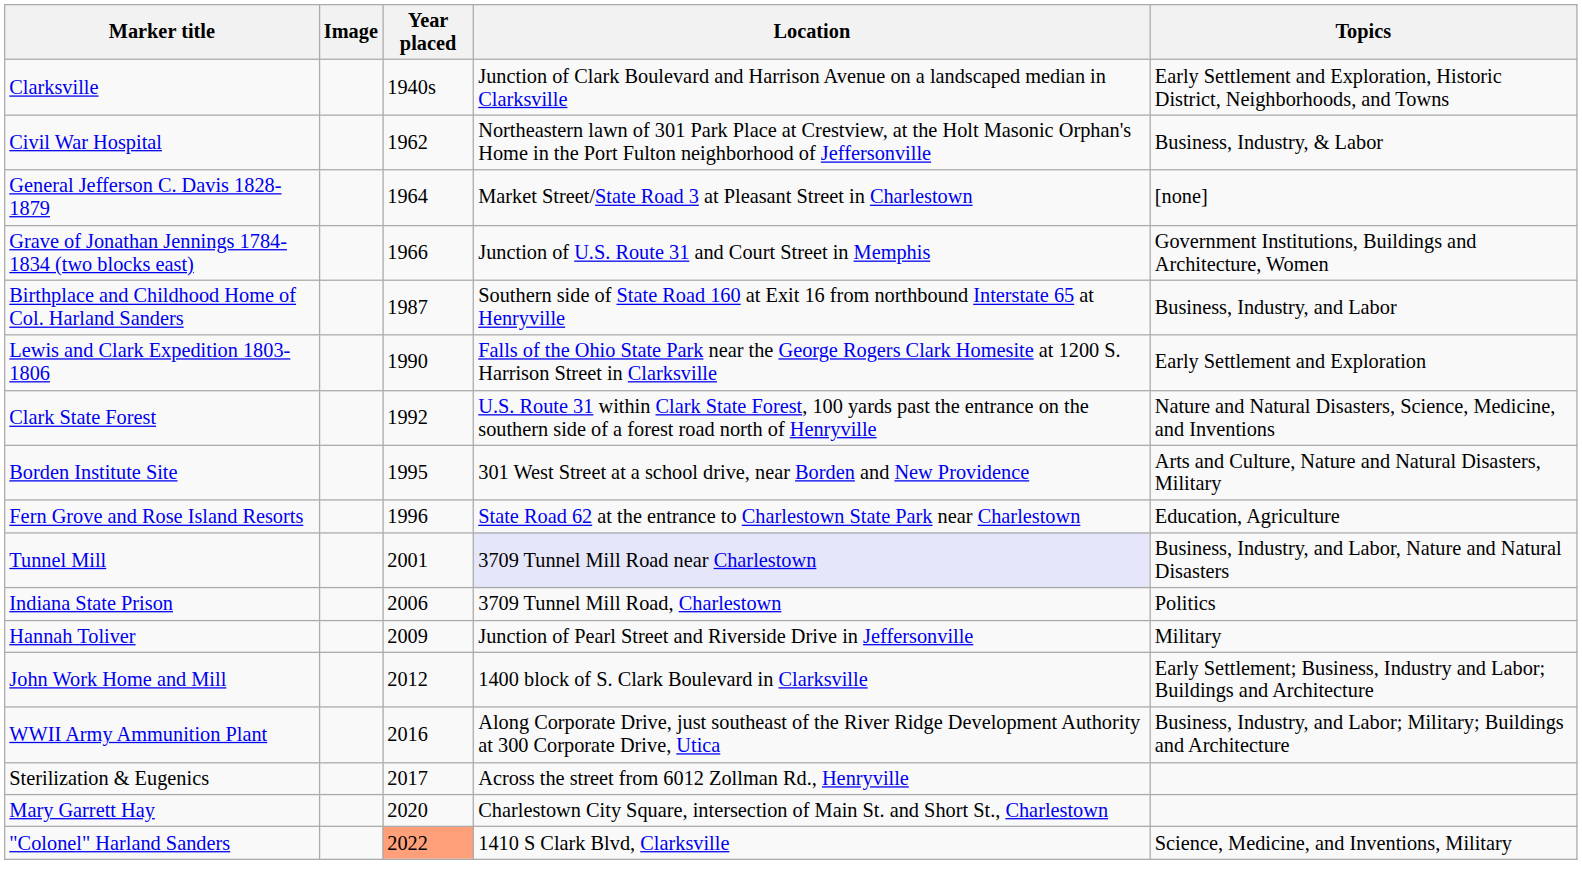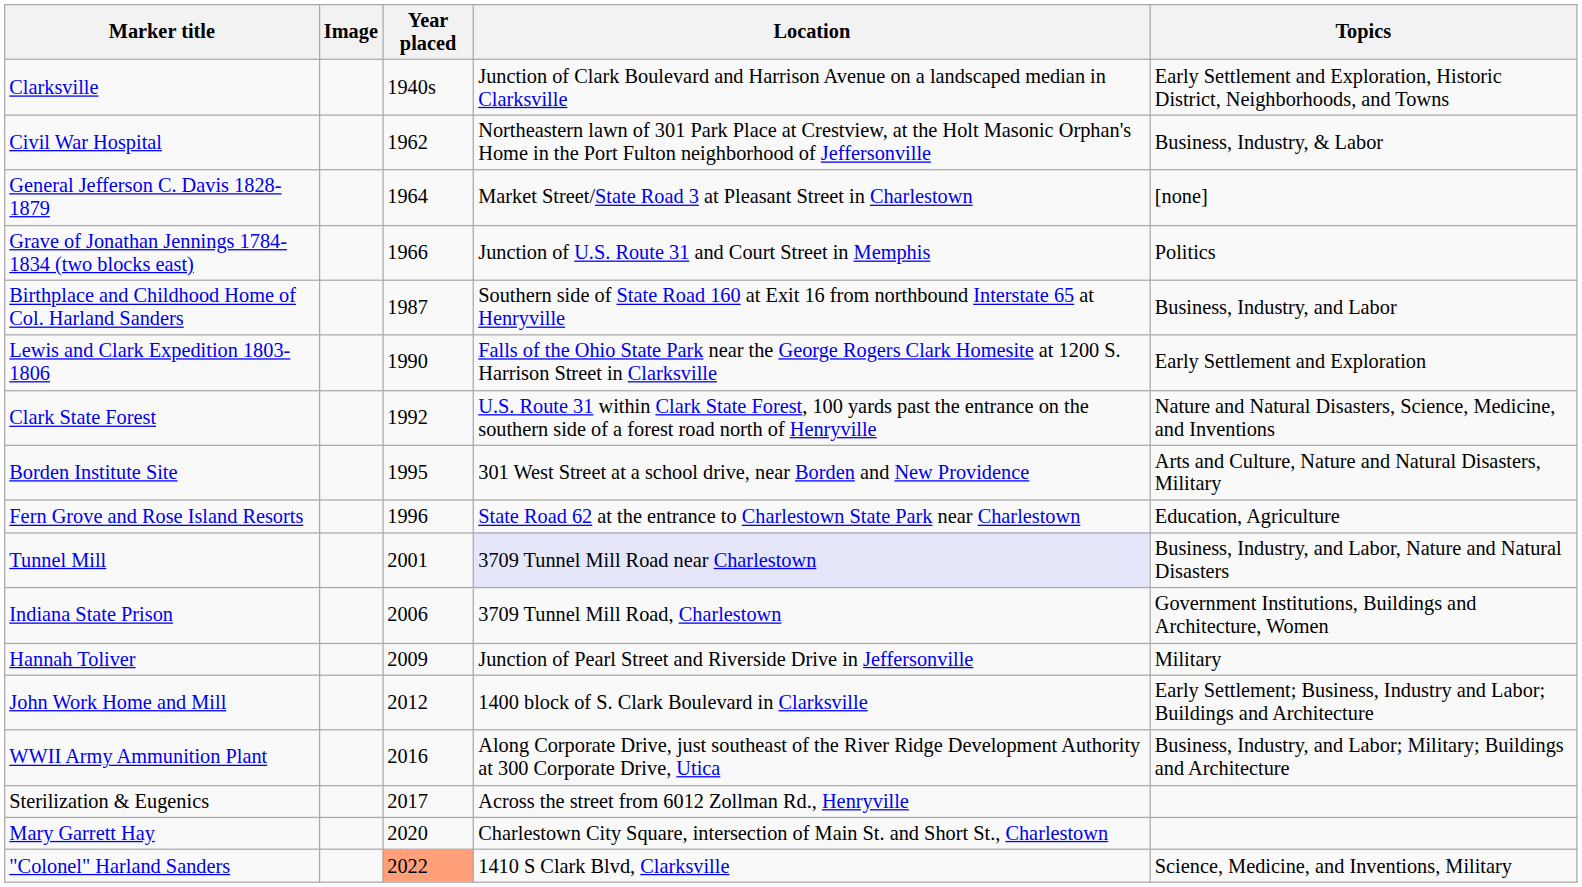(1316, 252) Government Institutions, Buildings and Architecture, Women -> (1185, 252) Politics
(1185, 603) Politics -> (1316, 615) Government Institutions, Buildings and Architecture, Women
